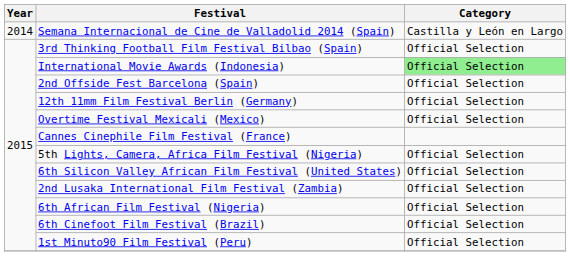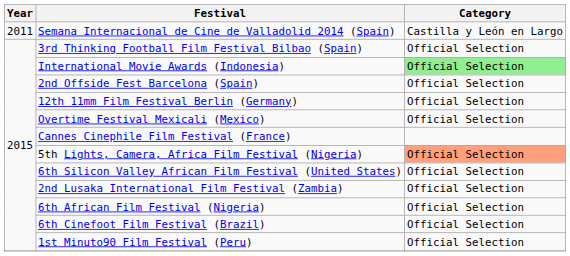(20, 31) 2014 -> (20, 31) 2011
(466, 154) no background -> (466, 154) lightsalmon background
